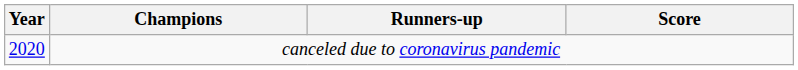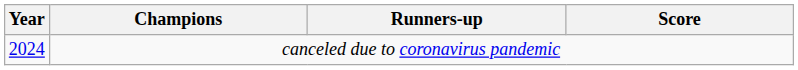(27, 49) 2020 -> (27, 49) 2024
